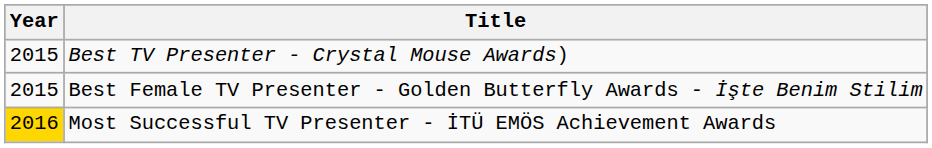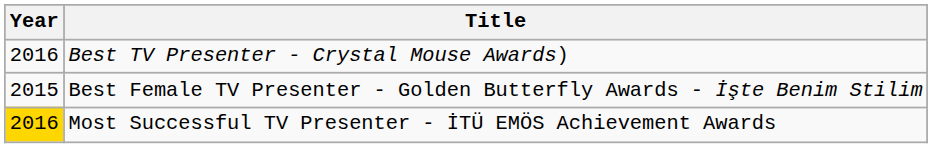(34, 56) 2015 -> (34, 56) 2016
